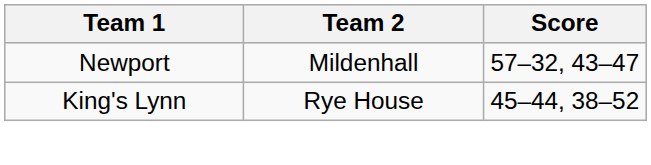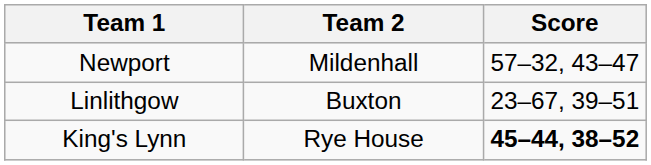+ row: (124, 100)
(565, 100) normal -> (565, 139) bold
